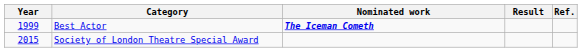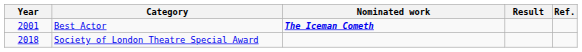(28, 26) 1999 -> (28, 26) 2001
(28, 40) 2015 -> (28, 40) 2018
